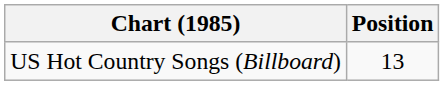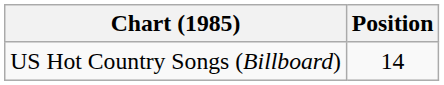(393, 60) 13 -> (393, 60) 14
